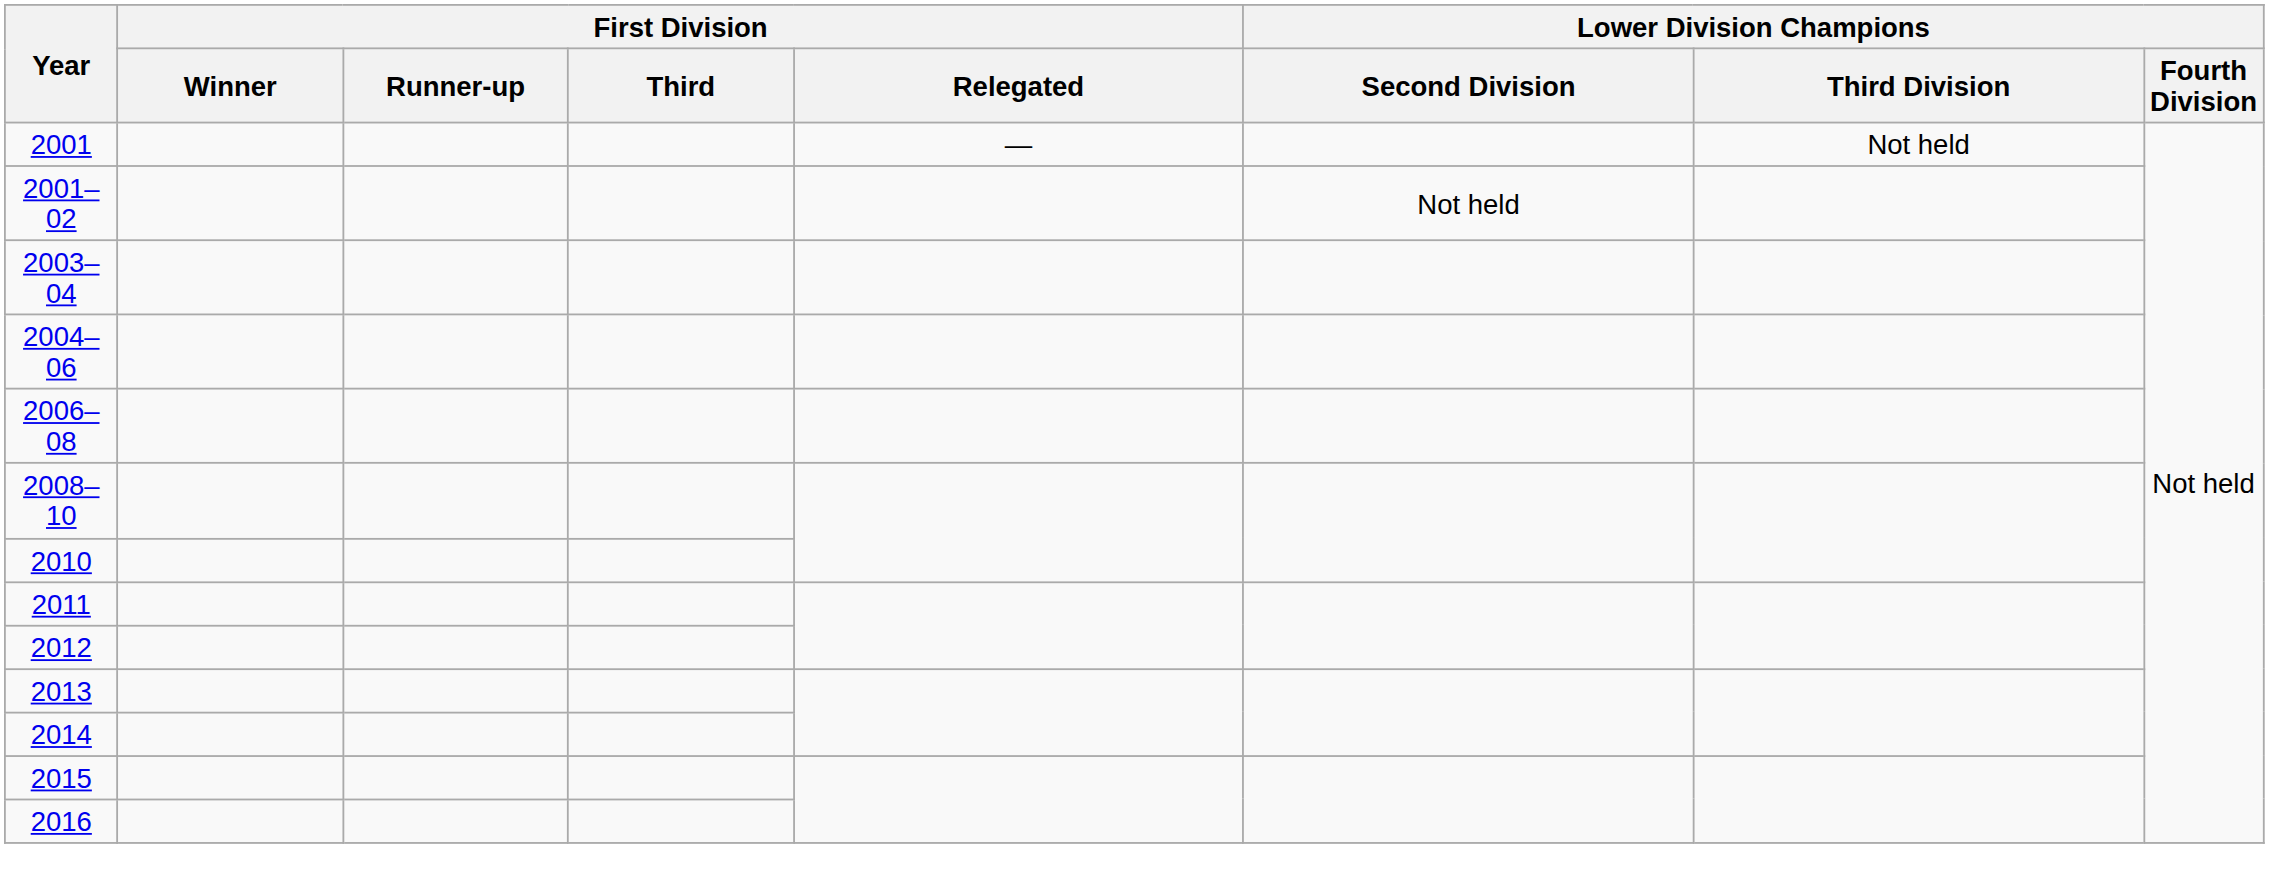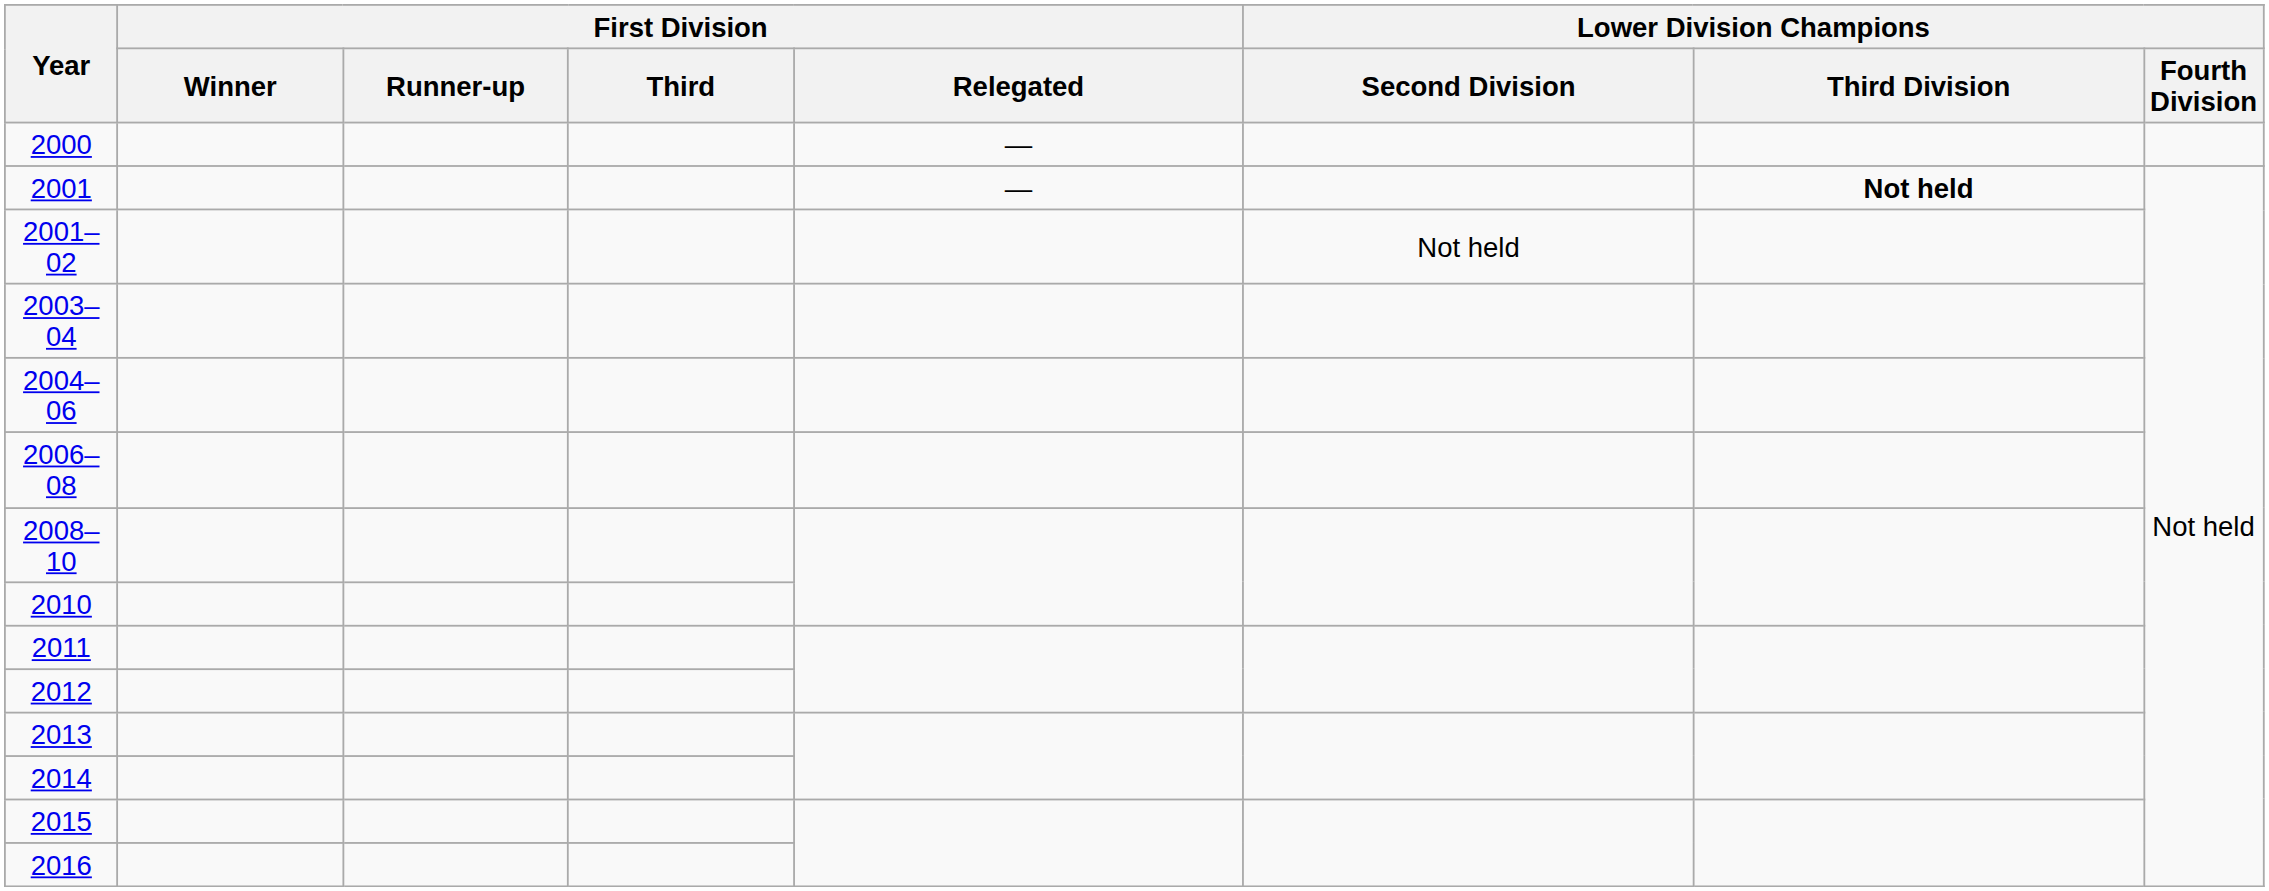+ row: (61, 145)
(1919, 145) normal -> (1919, 188) bold
